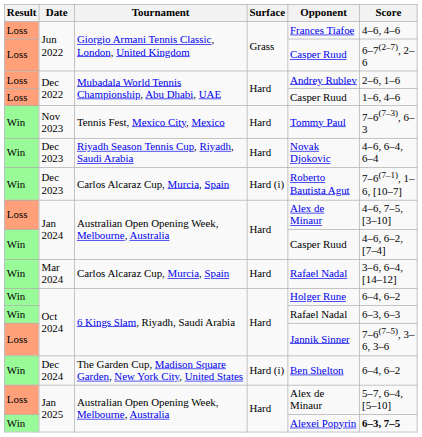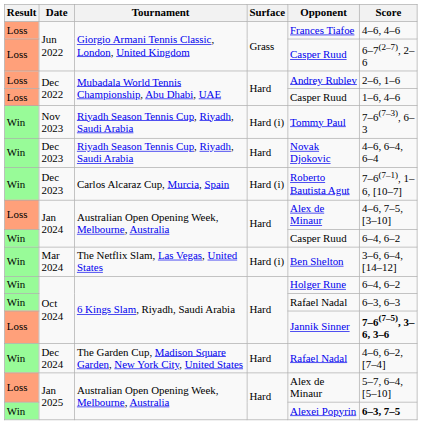(151, 122) Tennis Fest, Mexico City, Mexico -> (155, 122) Riyadh Season Tennis Cup, Riyadh, Saudi Arabia
(260, 122) Hard -> (267, 122) Hard (i)
(382, 244) 4–6, 6–2, [7–4] -> (381, 238) 6–4, 6–2
(153, 274) Carlos Alcaraz Cup, Murcia, Spain -> (157, 261) The Netflix Slam, Las Vegas, United States
(260, 274) Hard -> (267, 261) Hard (i)
(319, 274) Rafael Nadal -> (317, 261) Ben Shelton
(388, 339) normal -> (388, 327) bold
(267, 370) Hard (i) -> (260, 358) Hard
(317, 370) Ben Shelton -> (319, 358) Rafael Nadal
(381, 370) 6–4, 6–2 -> (382, 358) 4–6, 6–2, [7–4]
